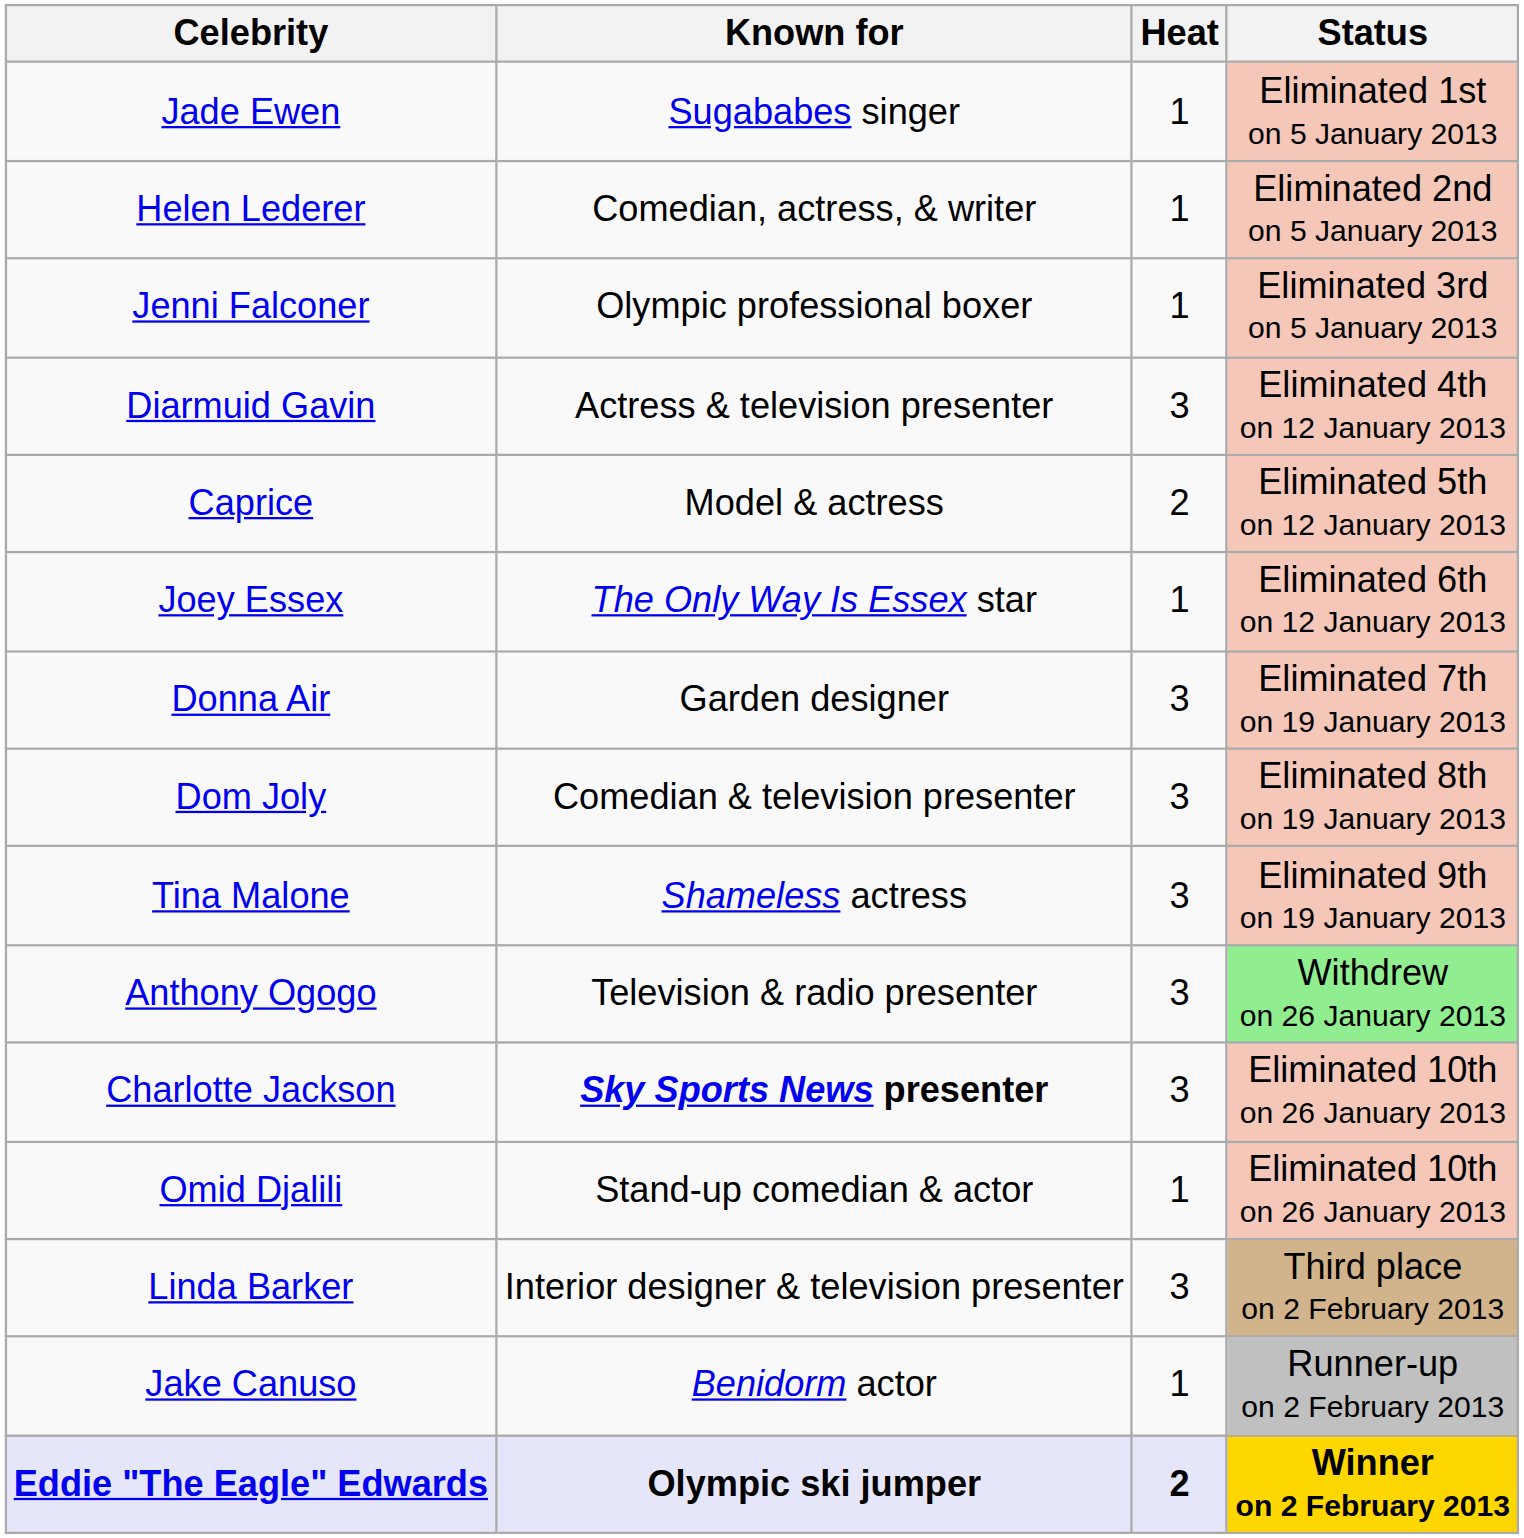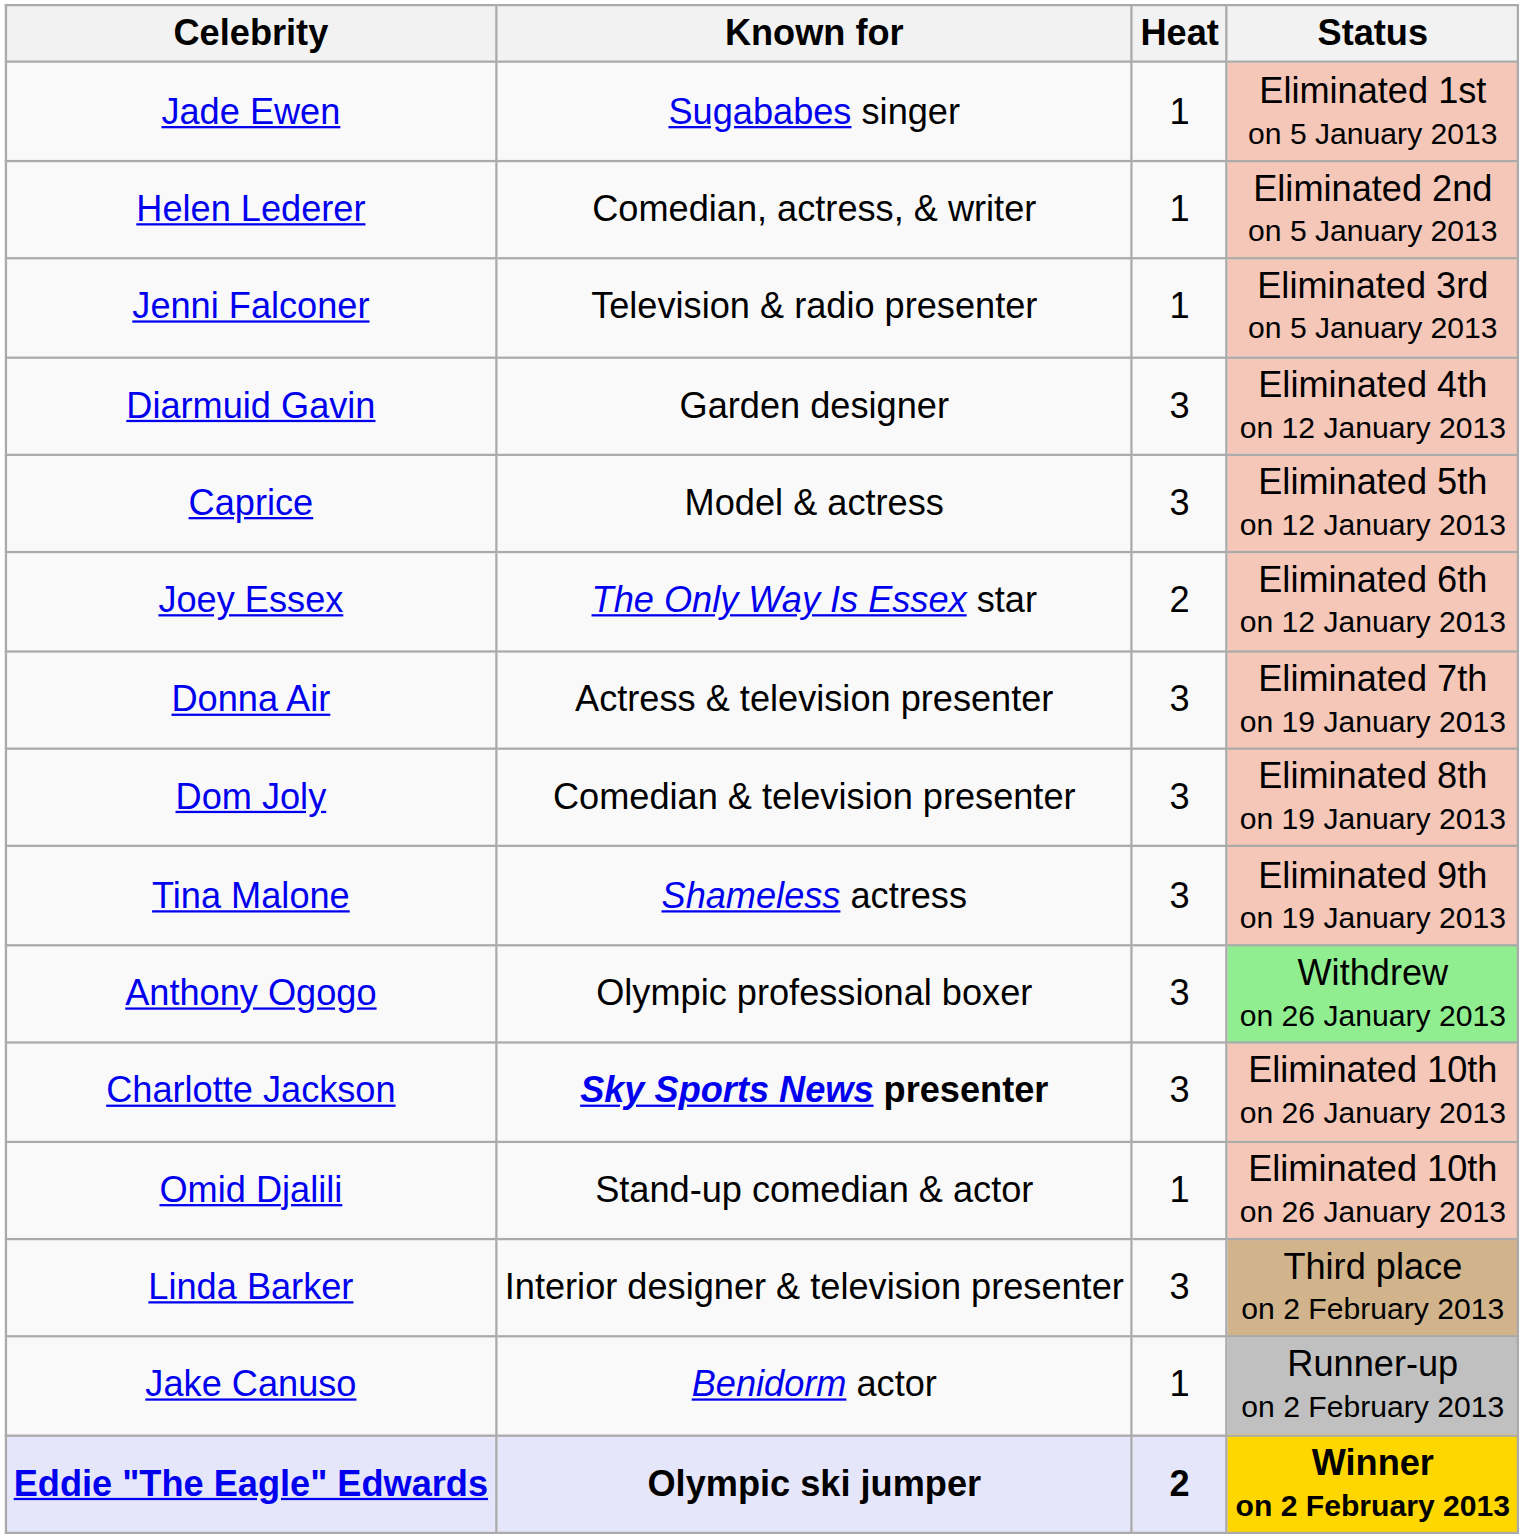(814, 306) Olympic professional boxer -> (814, 306) Television & radio presenter
(814, 404) Actress & television presenter -> (814, 404) Garden designer
(1180, 502) 2 -> (1180, 502) 3
(1180, 600) 1 -> (1180, 600) 2
(814, 699) Garden designer -> (814, 699) Actress & television presenter
(814, 993) Television & radio presenter -> (814, 993) Olympic professional boxer
